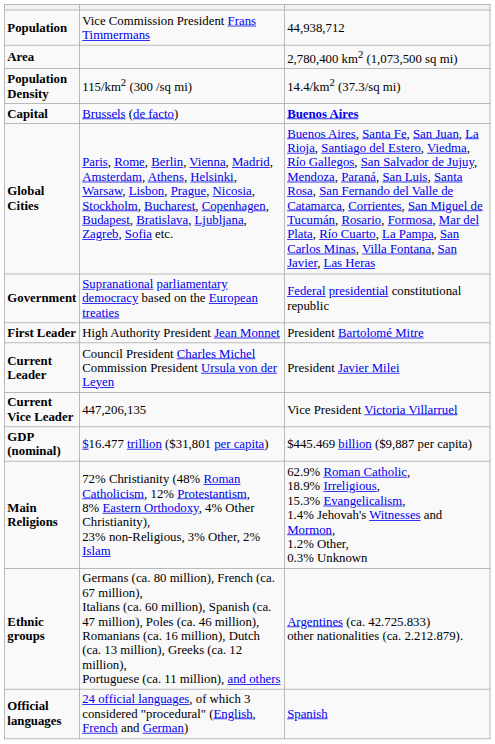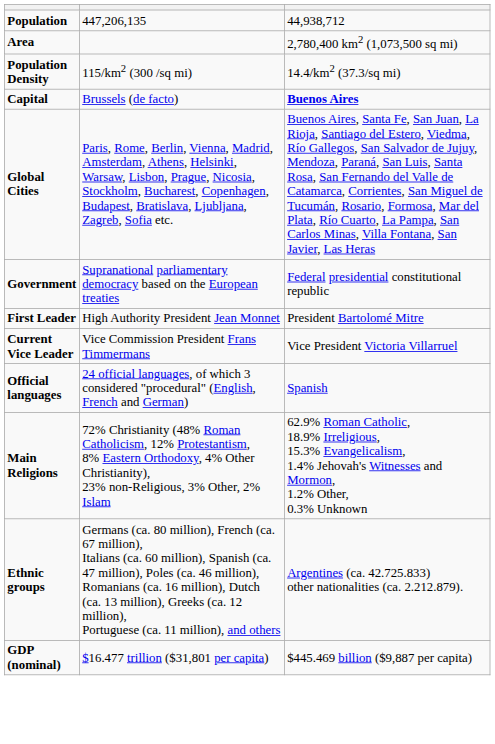(169, 27) Vice Commission President Frans Timmermans -> (114, 20) 447,206,135
- row: (30, 367)
(114, 409) 447,206,135 -> (169, 346) Vice Commission President Frans Timmermans
rows swapped: (34, 714) <-> (34, 444)
